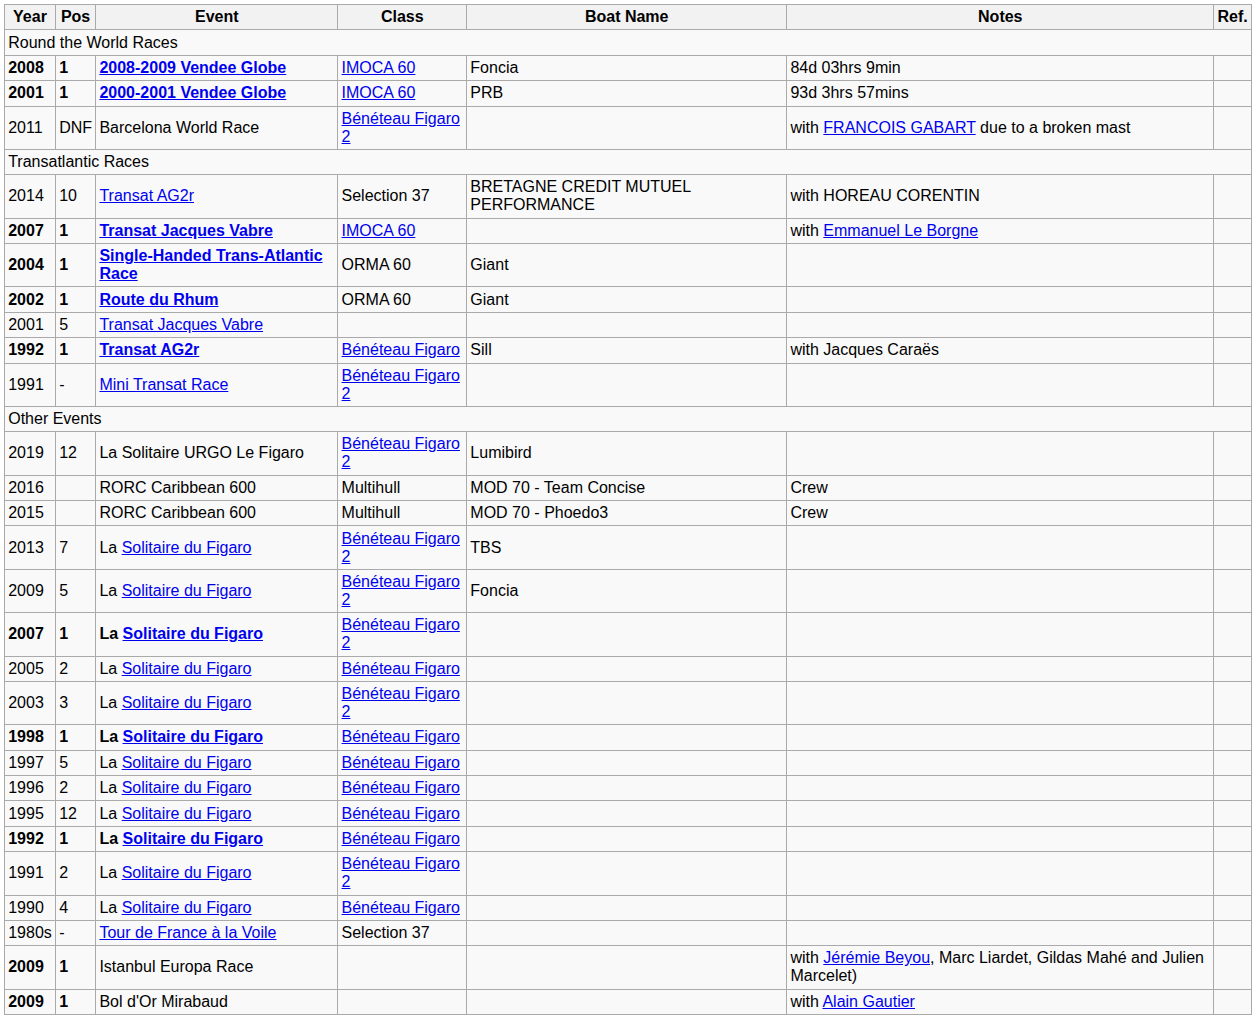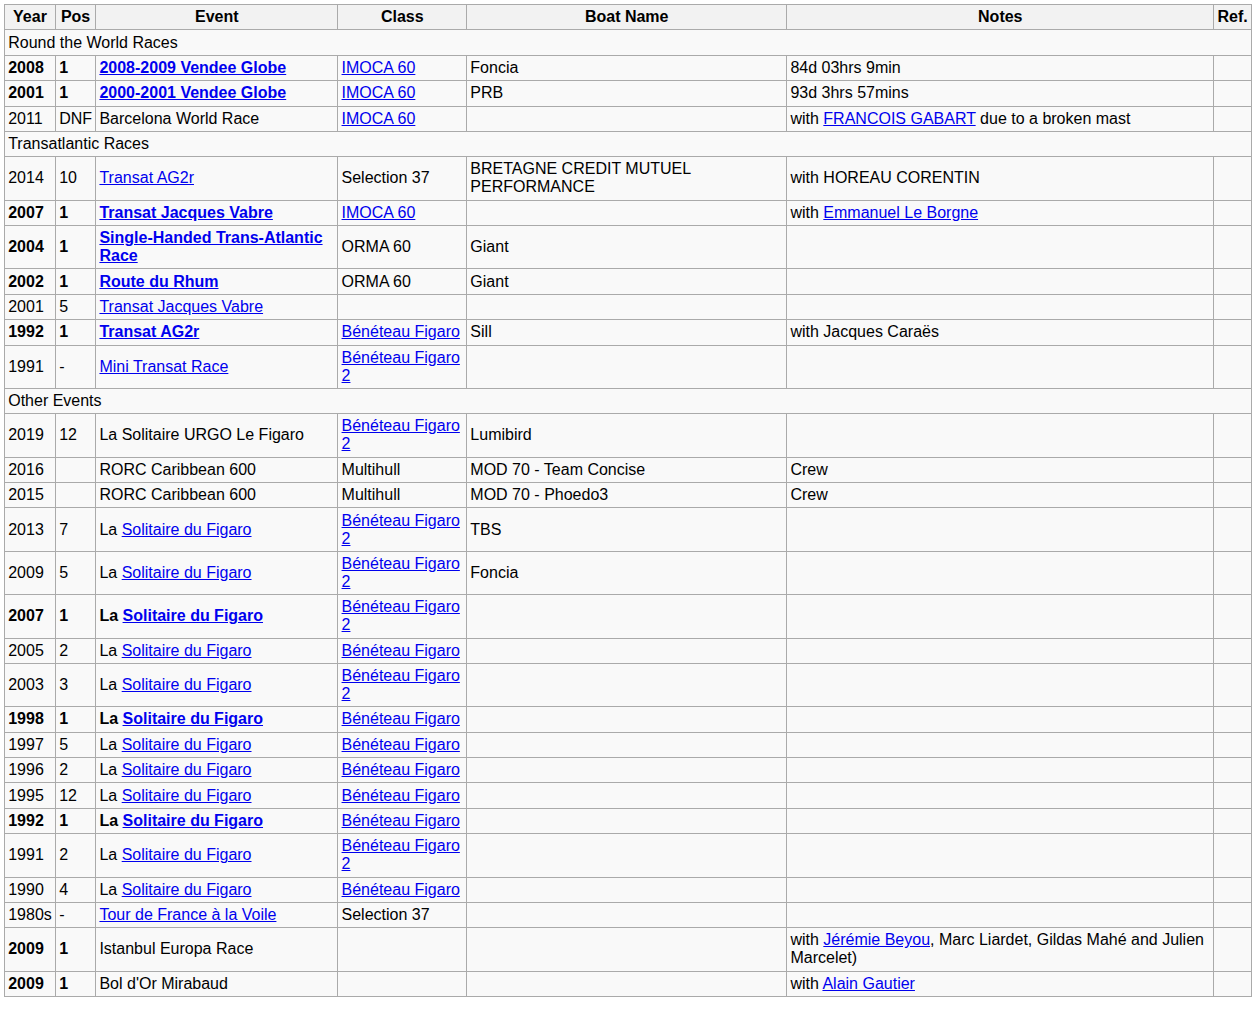(401, 127) Bénéteau Figaro 2 -> (378, 118) IMOCA 60
